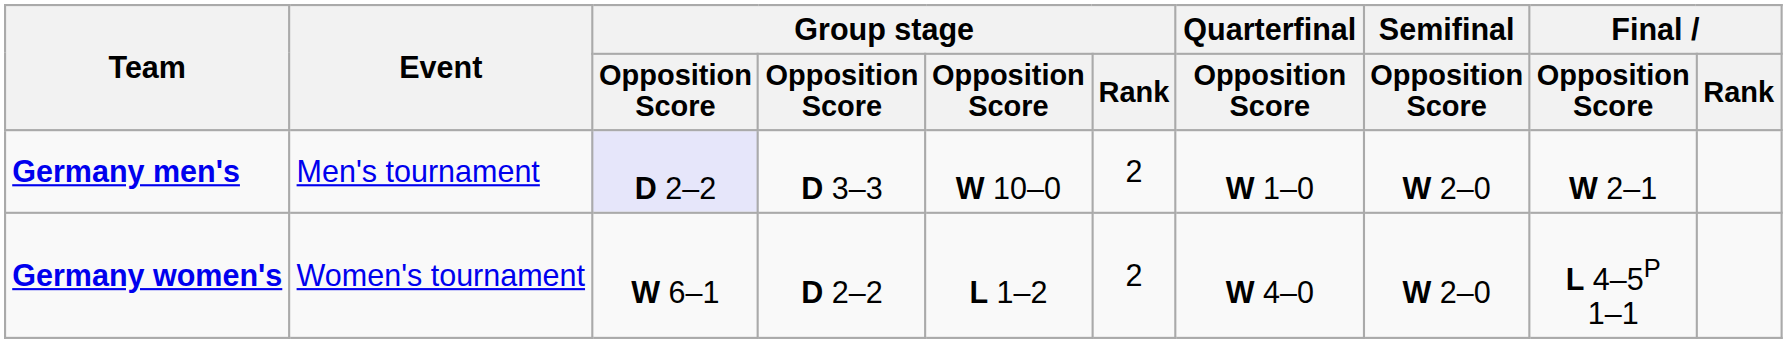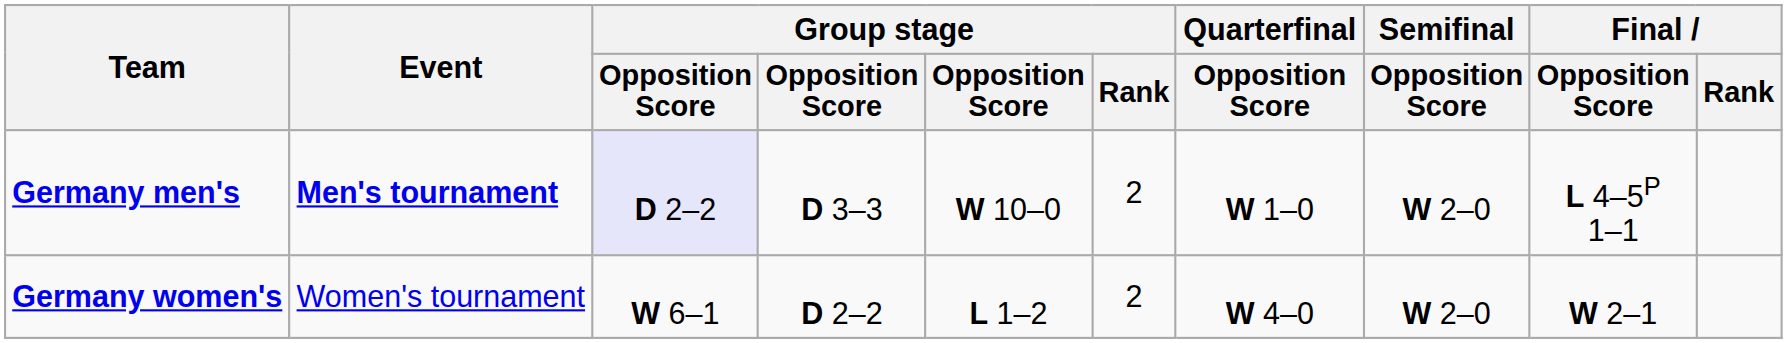(418, 172) normal -> (427, 193) bold
(1613, 189) W 2–1 -> (1613, 210) L 4–5P 1–1
(1613, 292) L 4–5P 1–1 -> (1613, 313) W 2–1
